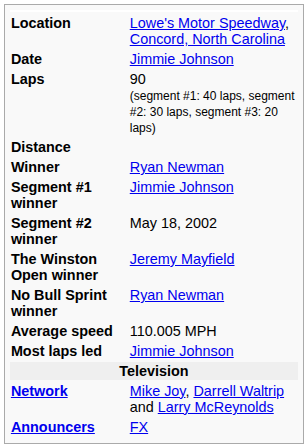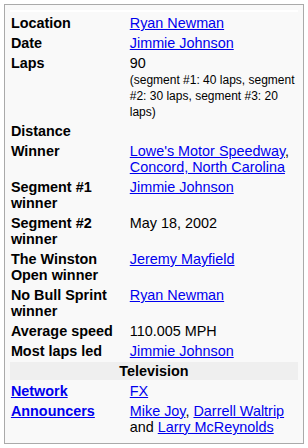(209, 31) Lowe's Motor Speedway, Concord, North Carolina -> (177, 23) Ryan Newman
(177, 167) Ryan Newman -> (209, 159) Lowe's Motor Speedway, Concord, North Carolina
(207, 399) Mike Joy, Darrell Waltrip and Larry McReynolds -> (139, 391) FX
(139, 427) FX -> (207, 419) Mike Joy, Darrell Waltrip and Larry McReynolds
